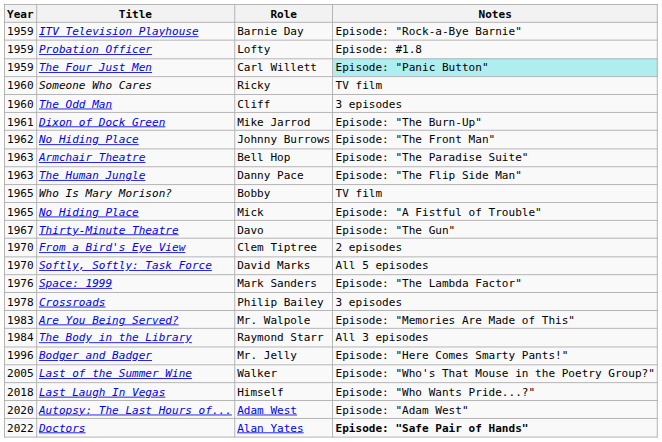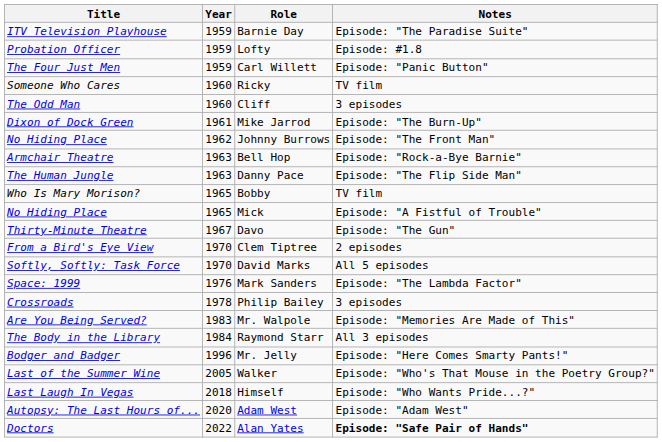columns swapped: (20, 13) <-> (135, 13)
(429, 31) Episode: "Rock-a-Bye Barnie" -> (432, 31) Episode: "The Paradise Suite"
(412, 67) paleturquoise background -> (412, 67) no background
(432, 158) Episode: "The Paradise Suite" -> (429, 158) Episode: "Rock-a-Bye Barnie"
